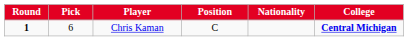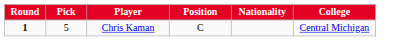(71, 28) 6 -> (66, 28) 5
(359, 28) bold -> (334, 28) normal
